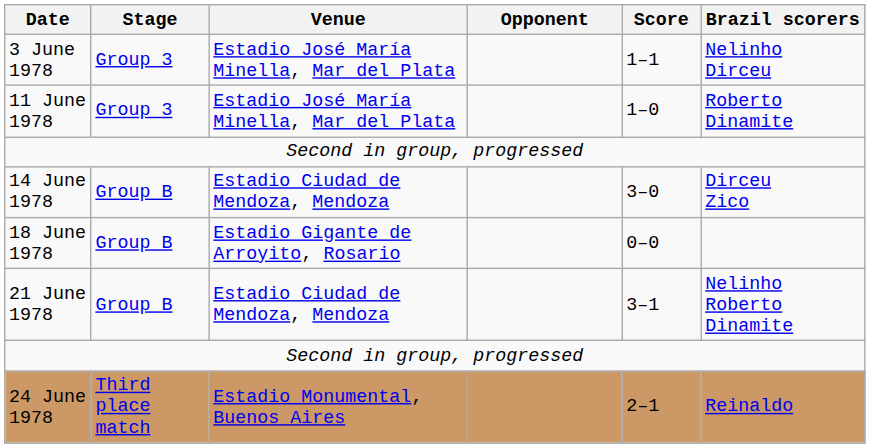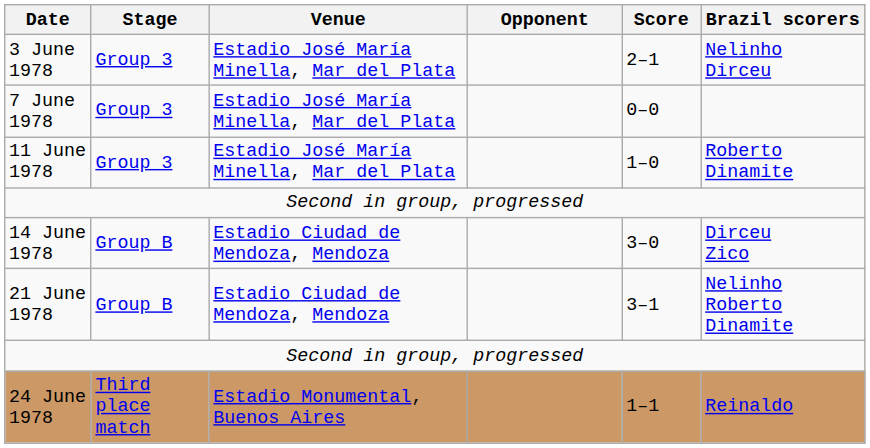(643, 60) 1–1 -> (643, 60) 2–1
+ row: (42, 111)
- row: (48, 243)
(643, 407) 2–1 -> (643, 407) 1–1
